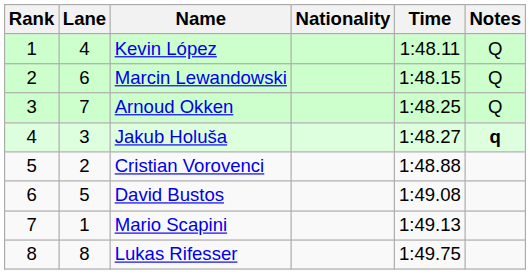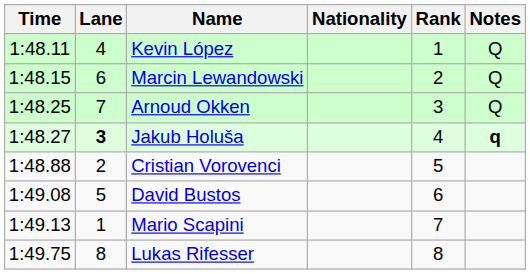columns swapped: (32, 19) <-> (430, 19)
(84, 136) normal -> (101, 136) bold
